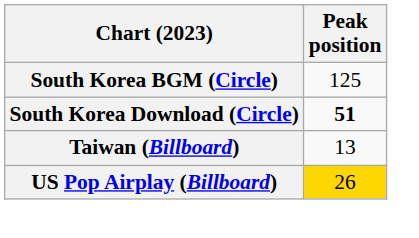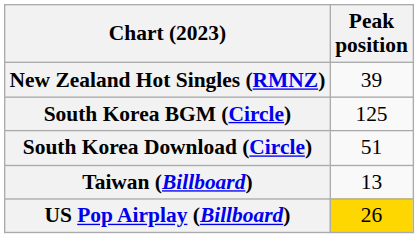+ row: (167, 79)
(345, 113) bold -> (371, 147) normal
